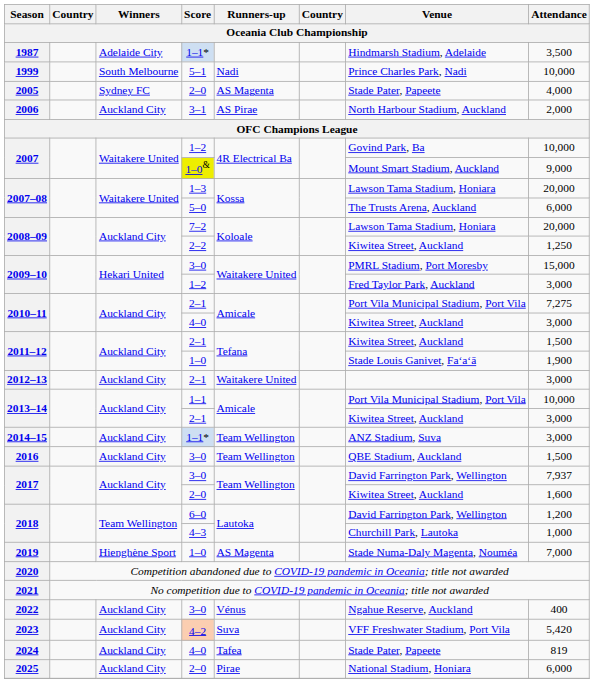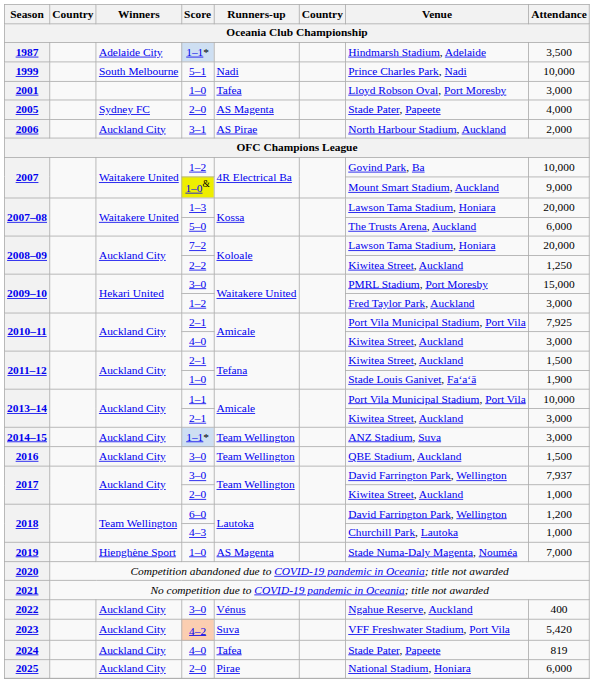+ row: (27, 90)
(559, 303) 7,275 -> (559, 322) 7,925
- row: (27, 379)
(559, 494) 1,600 -> (559, 494) 1,000
